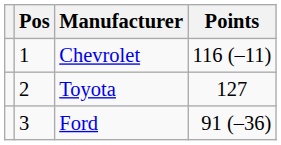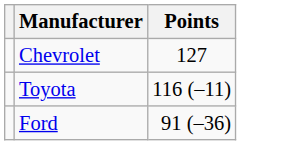- column: (34, 21)
(232, 55) 116 (–11) -> (192, 55) 127
(232, 89) 127 -> (192, 89) 116 (–11)
